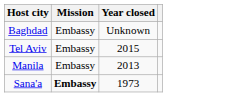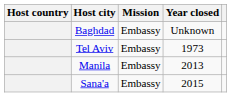+ column: (38, 13)
(128, 48) 2015 -> (192, 48) 1973
(75, 83) bold -> (141, 83) normal
(128, 83) 1973 -> (192, 83) 2015
